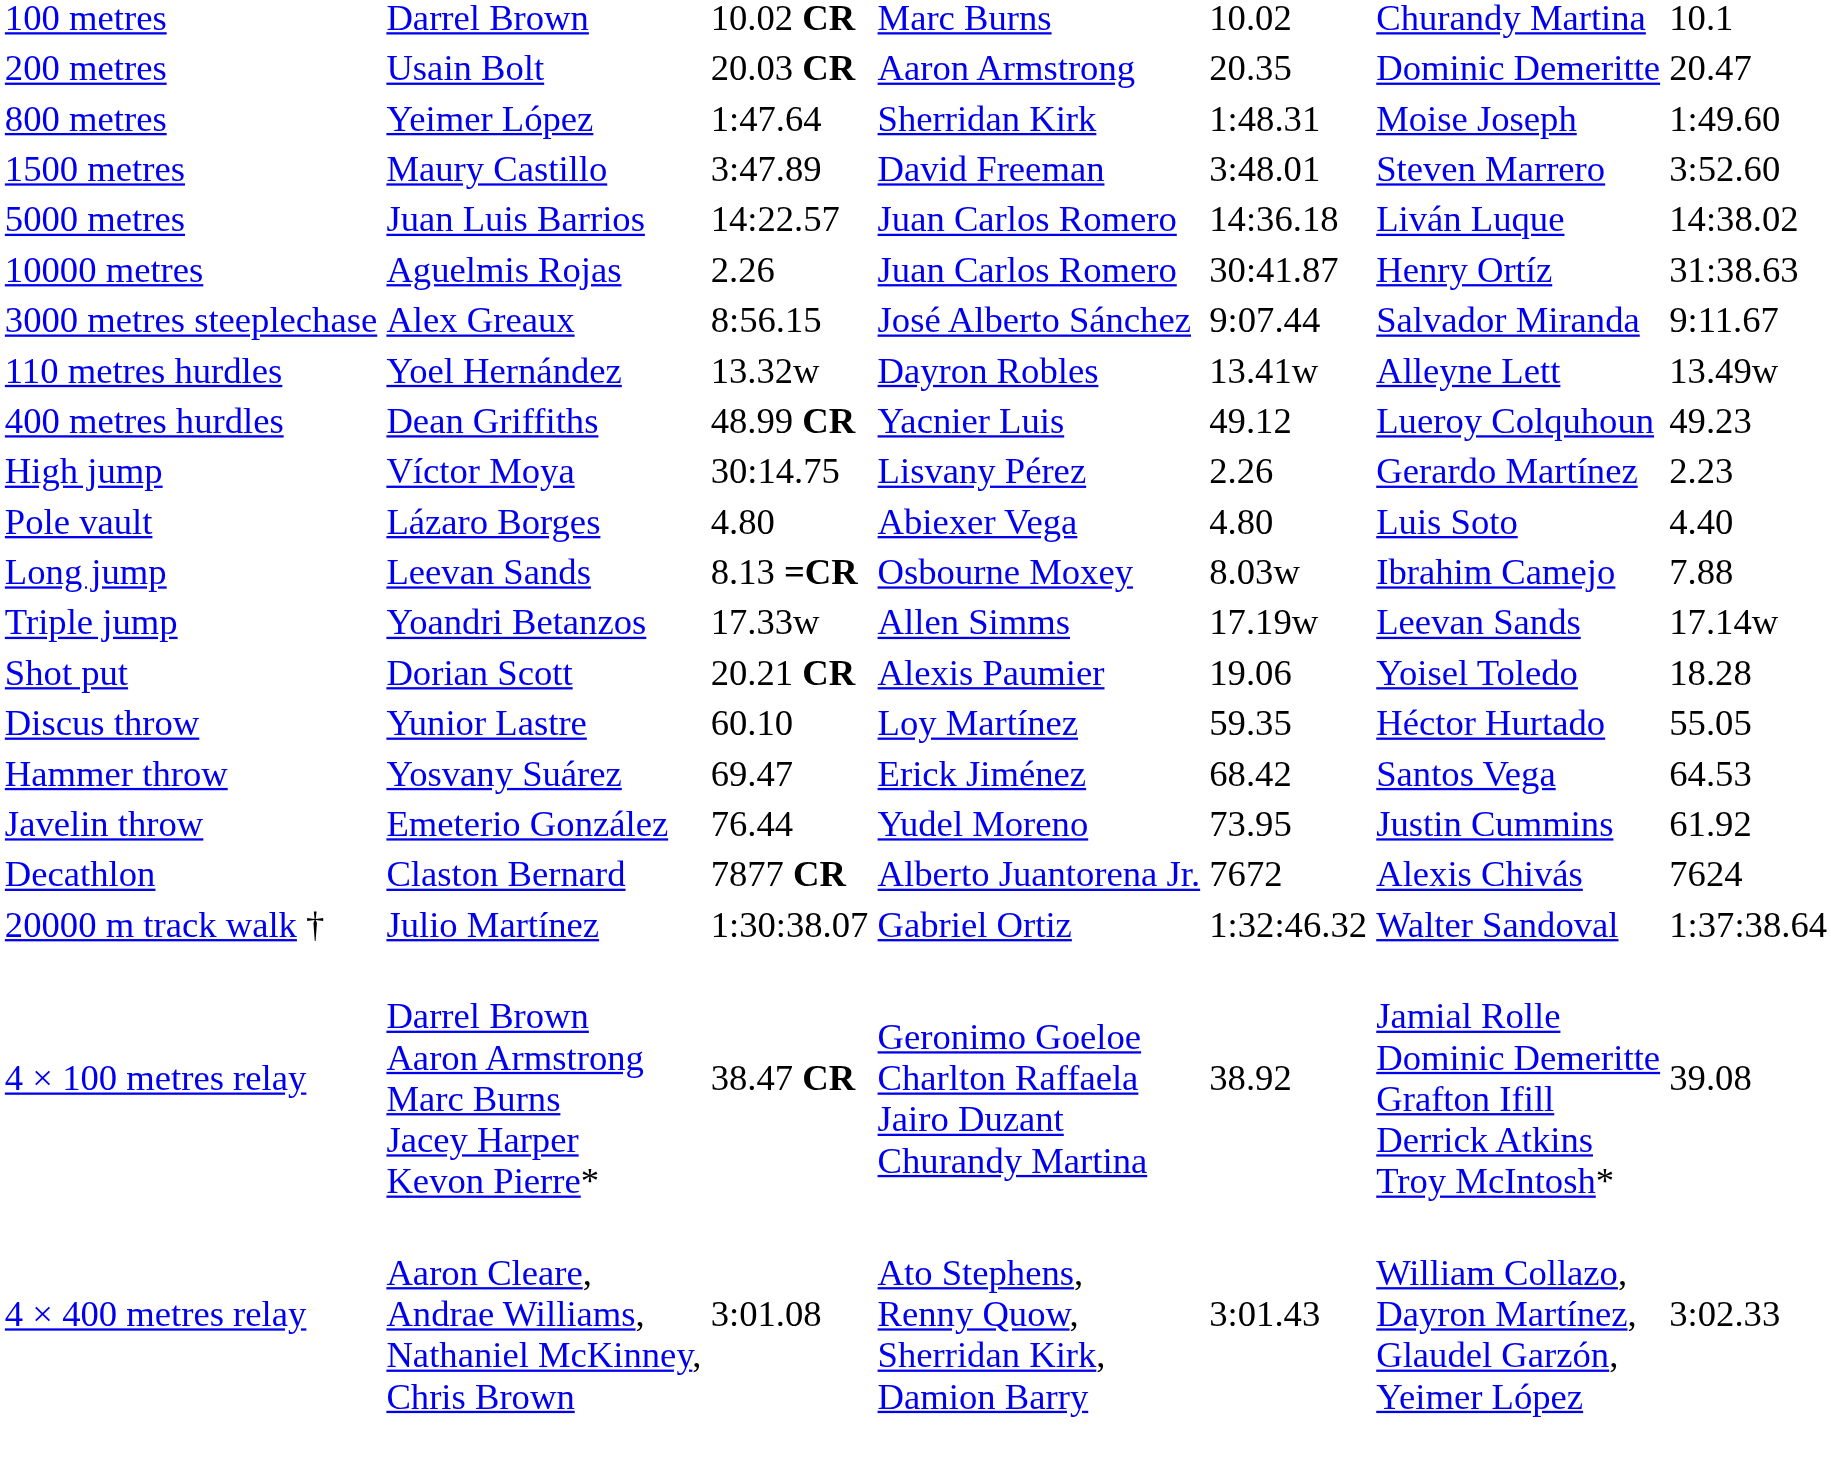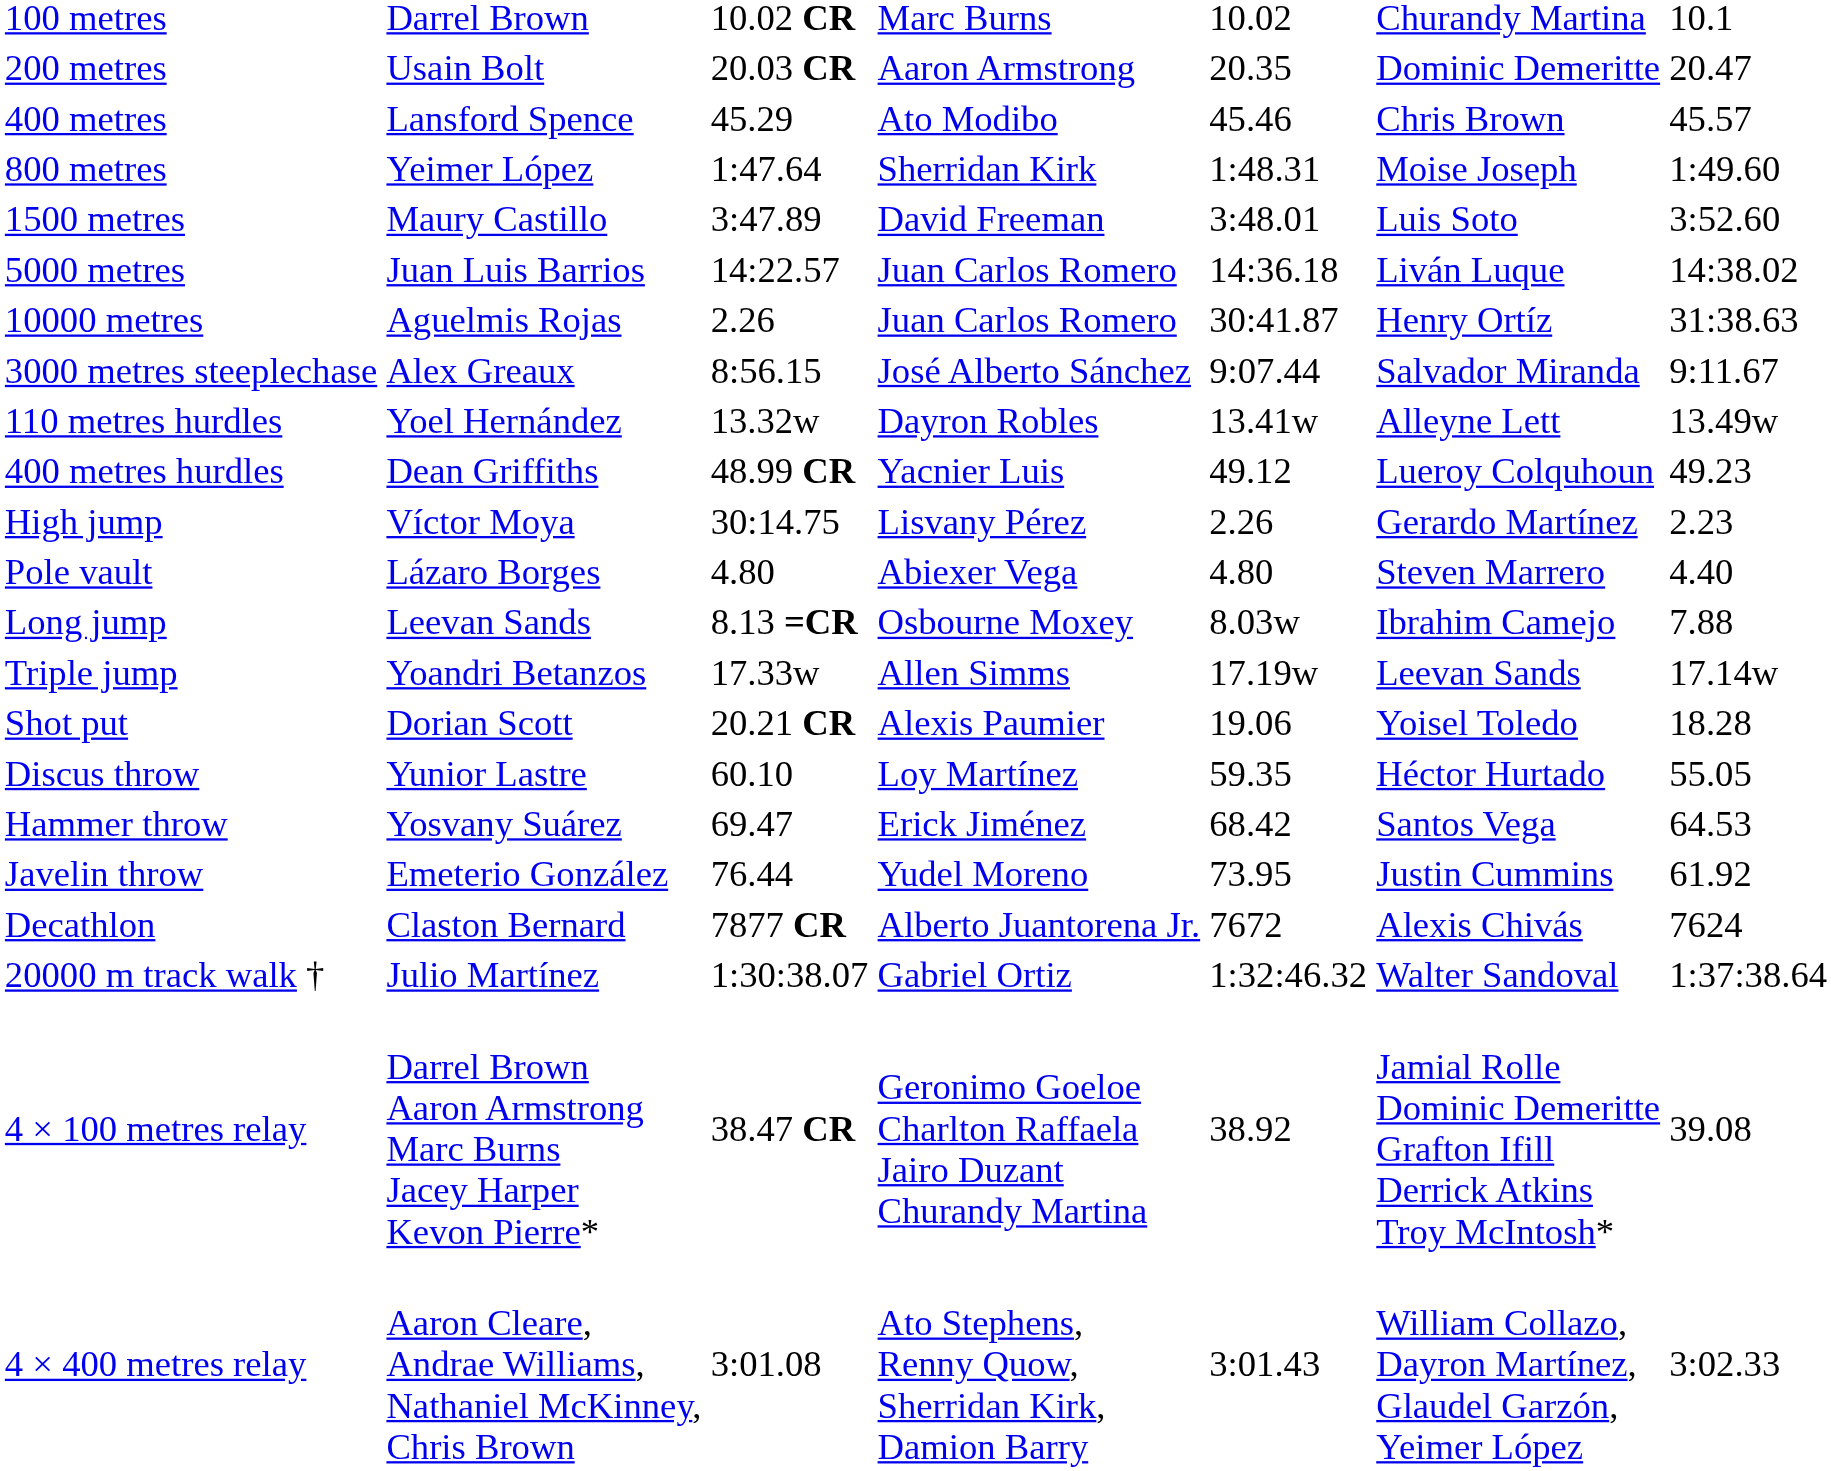+ row: (86, 118)
(1491, 168) Steven Marrero -> (1447, 219) Luis Soto
(1447, 521) Luis Soto -> (1491, 572) Steven Marrero
